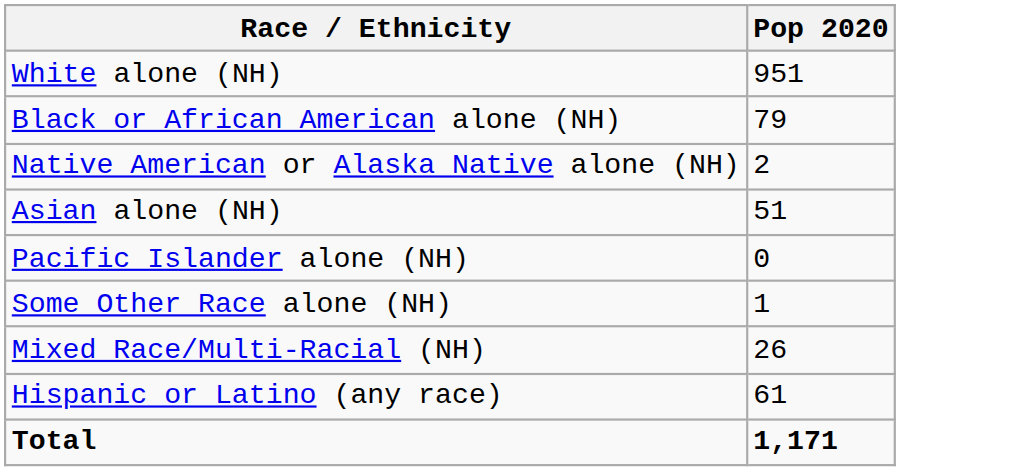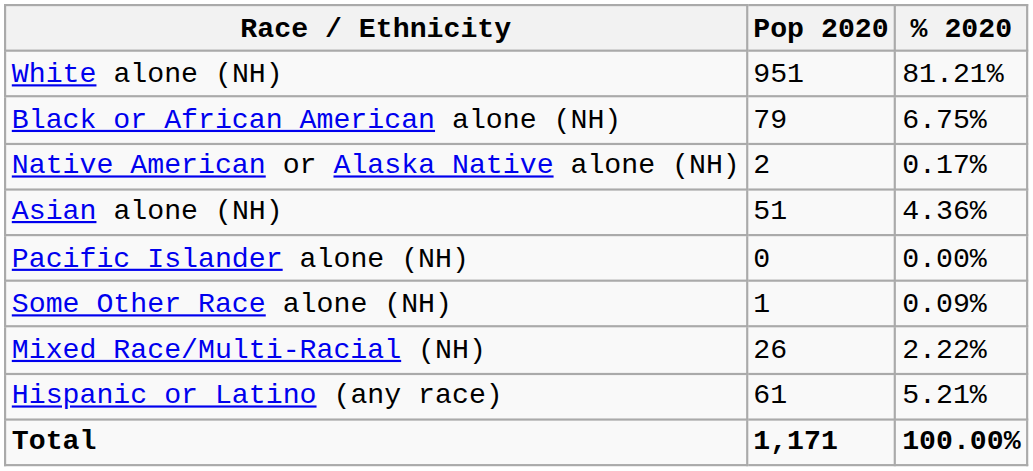+ column: (961, 28)
